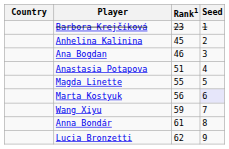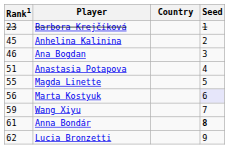columns swapped: (29, 12) <-> (186, 12)
(205, 124) normal -> (205, 124) bold
